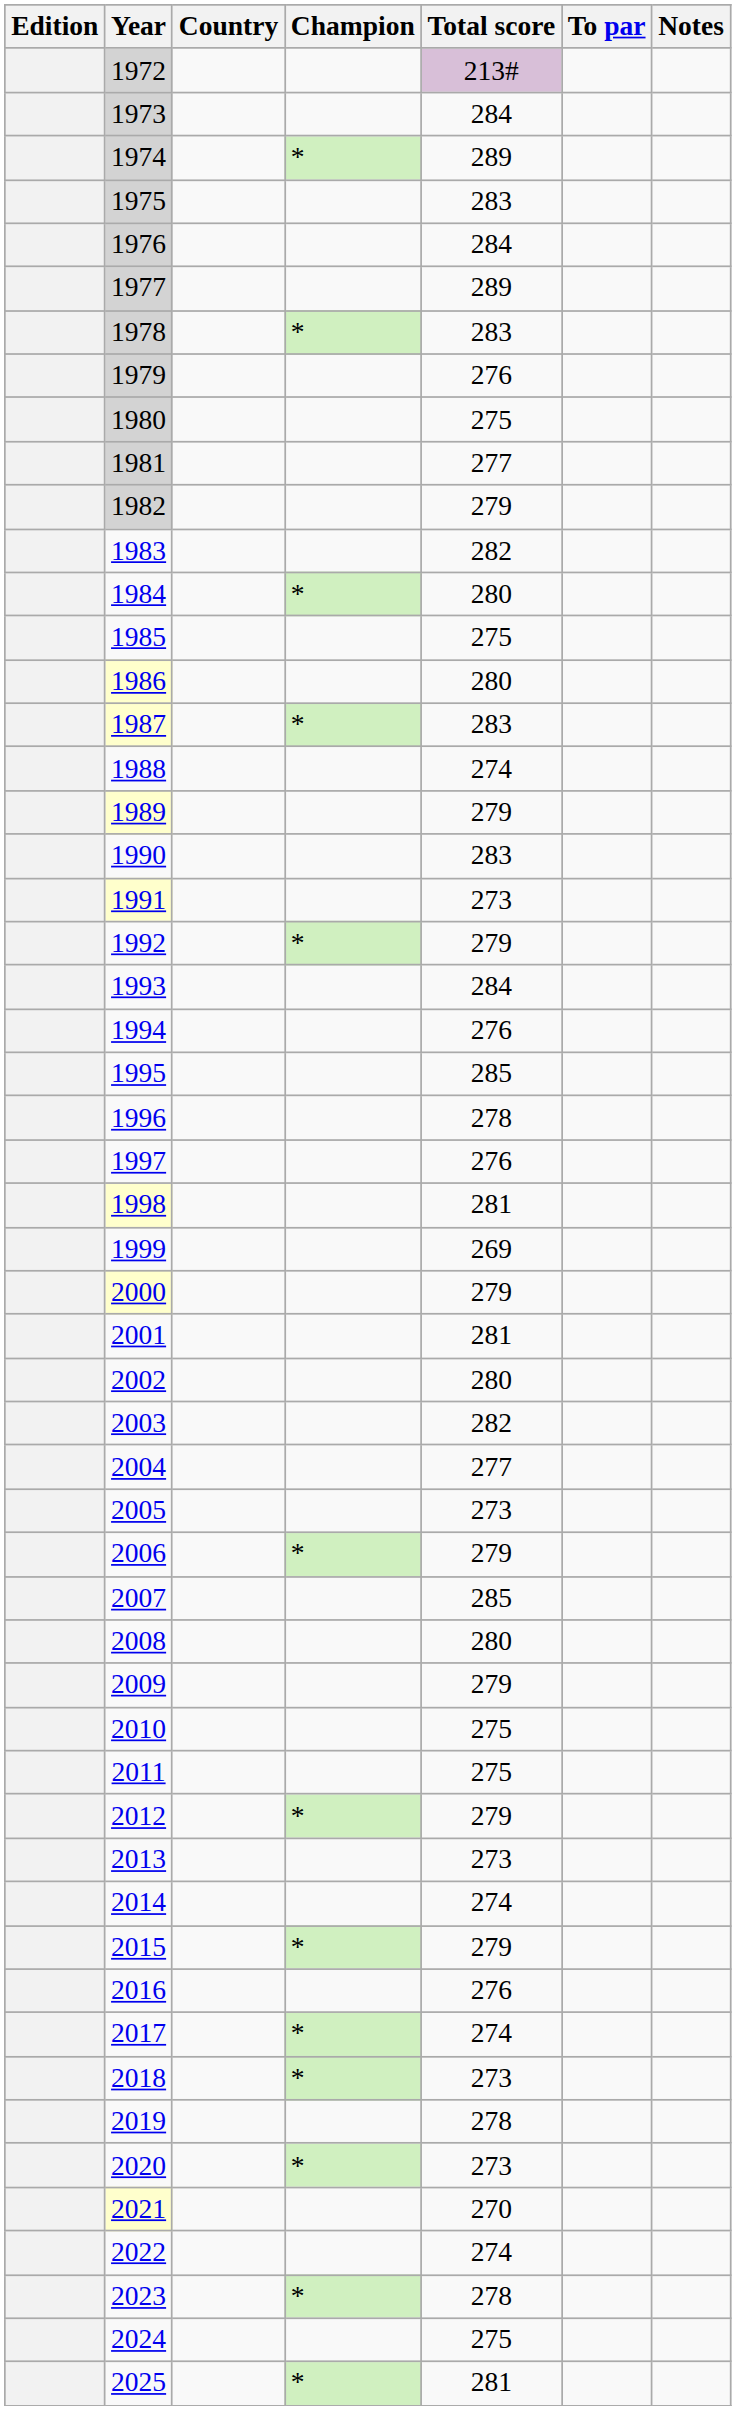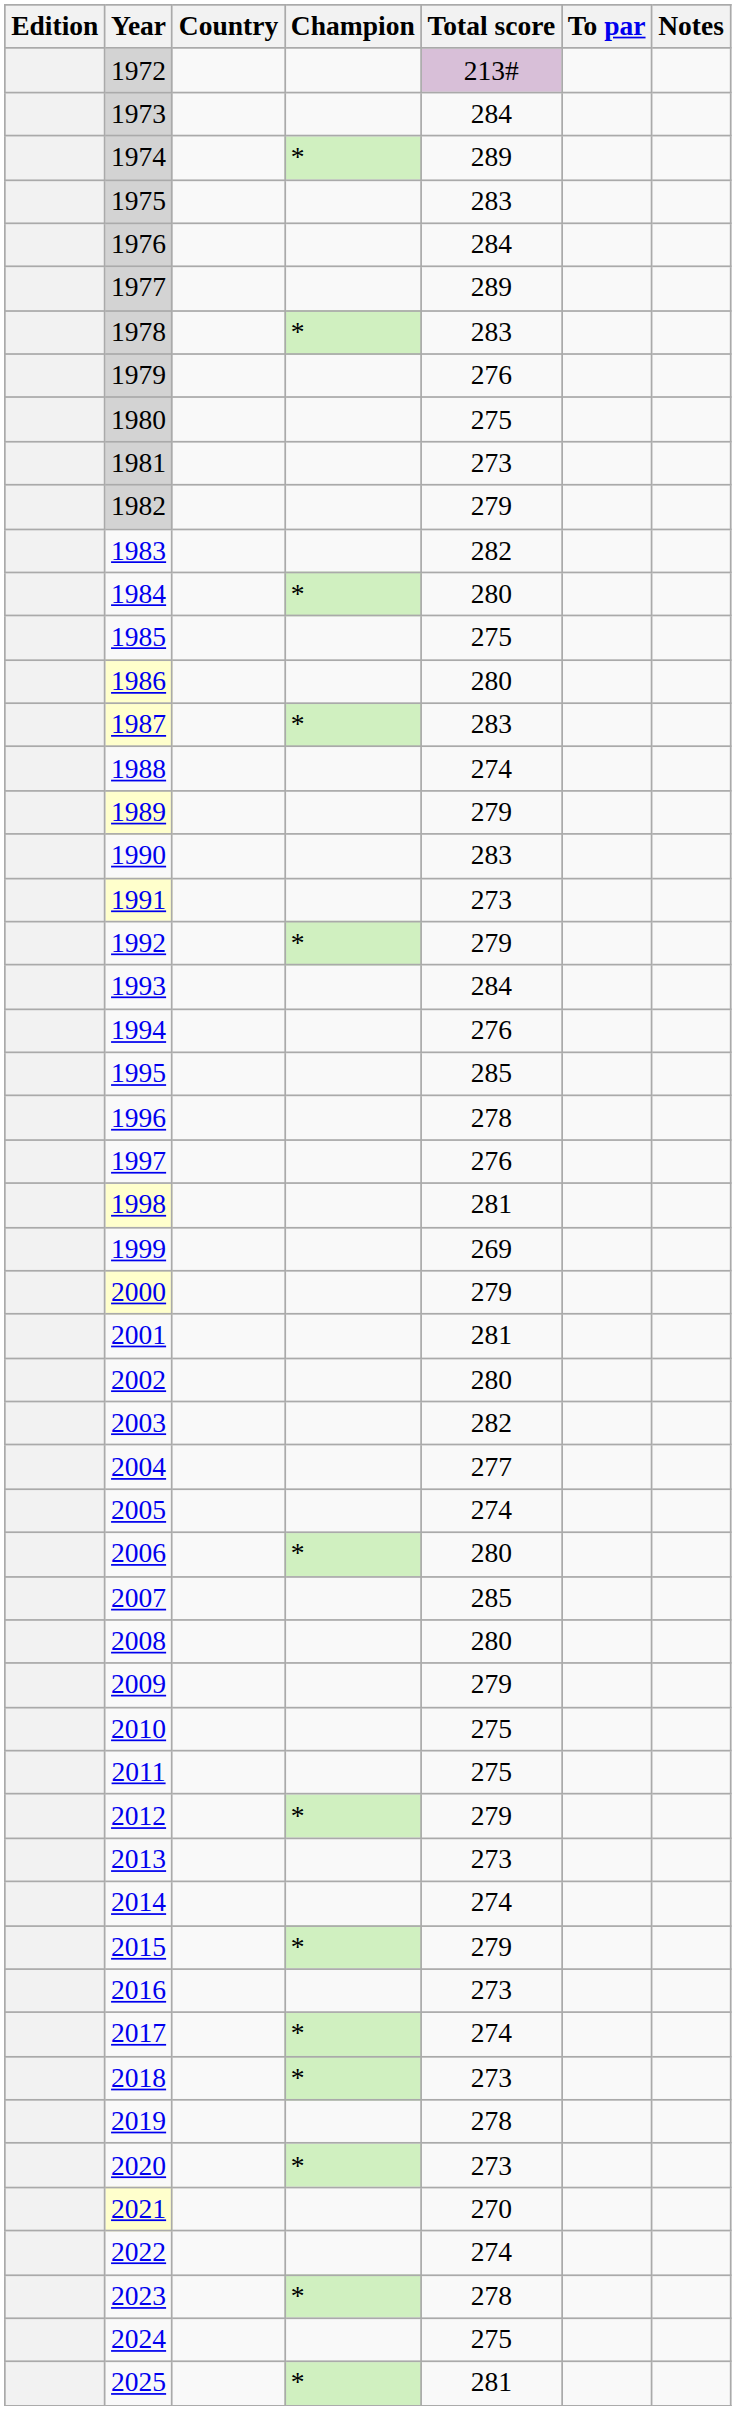(491, 462) 277 -> (491, 462) 273
(491, 1510) 273 -> (491, 1510) 274
(491, 1553) 279 -> (491, 1553) 280
(491, 1990) 276 -> (491, 1990) 273
